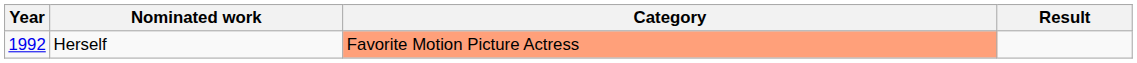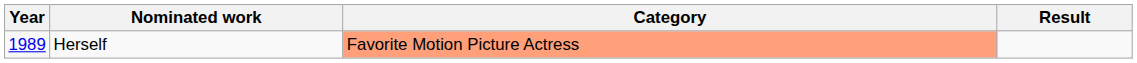(27, 44) 1992 -> (27, 44) 1989
